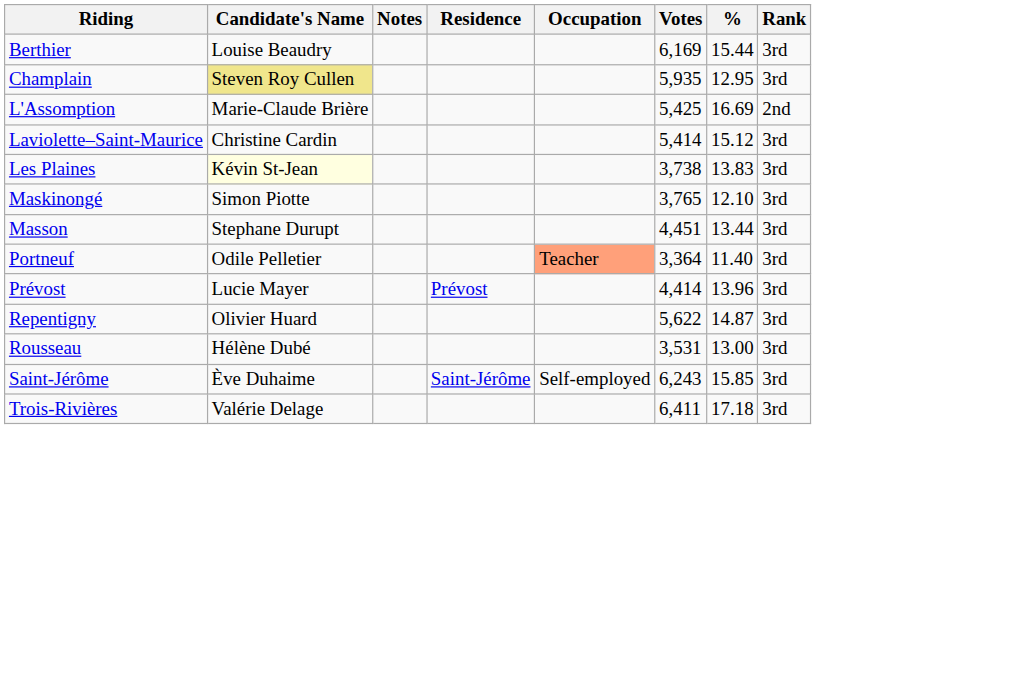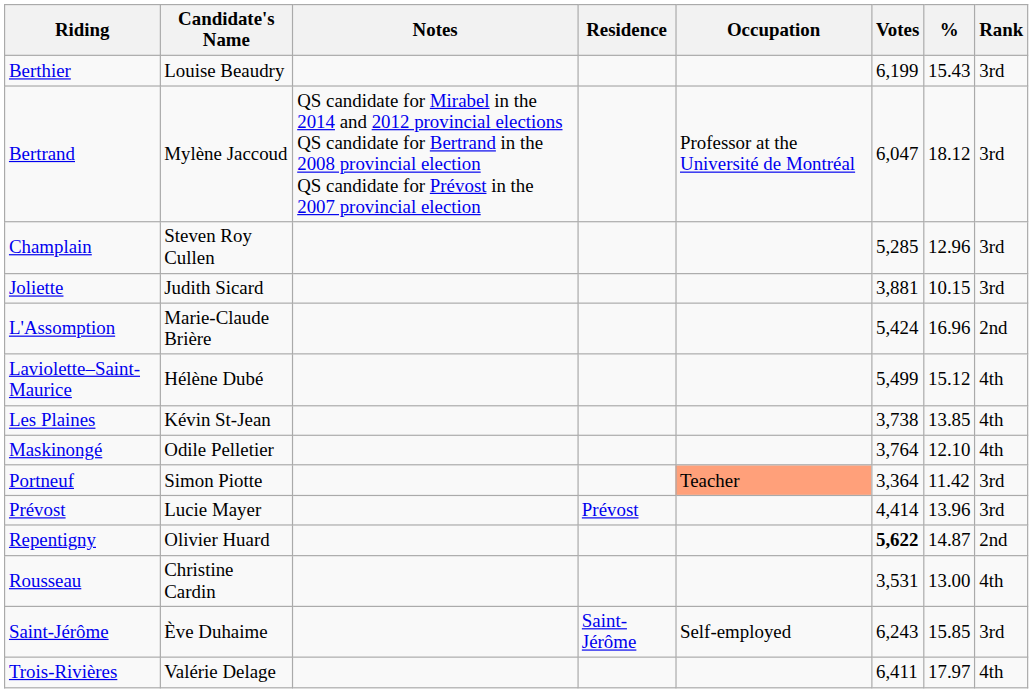(680, 49) 6,169 -> (897, 70) 6,199
(732, 49) 15.44 -> (949, 70) 15.43
+ row: (42, 153)
(283, 79) khaki background -> (208, 247) no background
(680, 79) 5,935 -> (897, 247) 5,285
(732, 79) 12.95 -> (949, 247) 12.96
+ row: (36, 287)
(680, 109) 5,425 -> (897, 328) 5,424
(732, 109) 16.69 -> (949, 328) 16.96
(274, 139) Christine Cardin -> (214, 379) Hélène Dubé
(680, 139) 5,414 -> (897, 379) 5,499
(775, 139) 3rd -> (991, 379) 4th
(265, 169) lightyellow background -> (217, 420) no background
(732, 169) 13.83 -> (949, 420) 13.85
(775, 169) 3rd -> (991, 420) 4th
(261, 199) Simon Piotte -> (219, 450) Odile Pelletier
(680, 199) 3,765 -> (897, 450) 3,764
(775, 199) 3rd -> (991, 450) 4th
- row: (38, 229)
(266, 259) Odile Pelletier -> (213, 480) Simon Piotte
(732, 259) 11.40 -> (949, 480) 11.42
(680, 318) normal -> (897, 539) bold
(775, 318) 3rd -> (993, 539) 2nd
(261, 348) Hélène Dubé -> (199, 580) Christine Cardin
(775, 348) 3rd -> (991, 580) 4th
(732, 408) 17.18 -> (949, 672) 17.97
(775, 408) 3rd -> (991, 672) 4th
